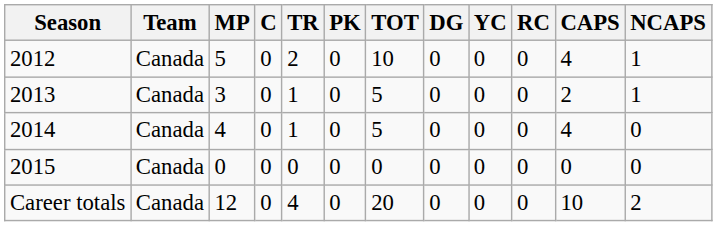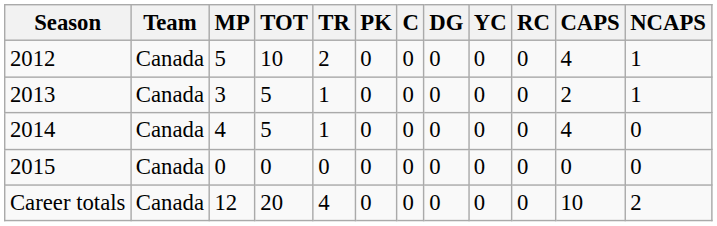columns swapped: (395, 22) <-> (268, 22)
